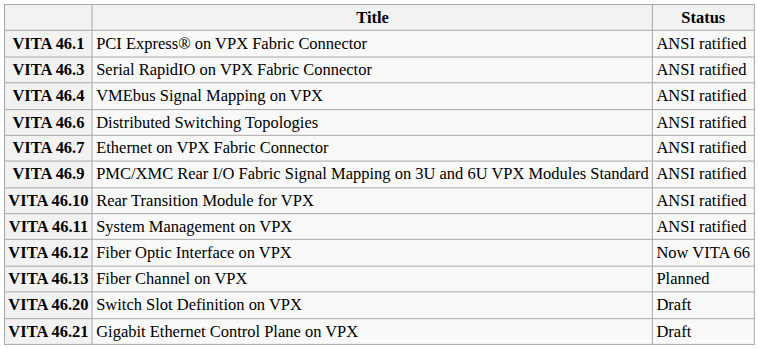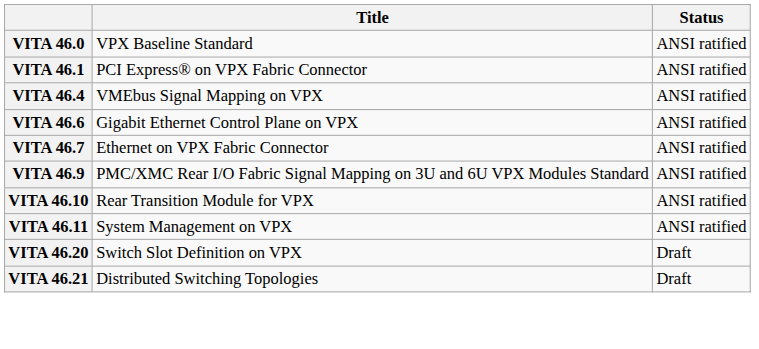+ row: (48, 43)
- row: (48, 69)
(207, 122) Distributed Switching Topologies -> (227, 122) Gigabit Ethernet Control Plane on VPX
- row: (48, 252)
- row: (48, 278)
(227, 331) Gigabit Ethernet Control Plane on VPX -> (207, 278) Distributed Switching Topologies
